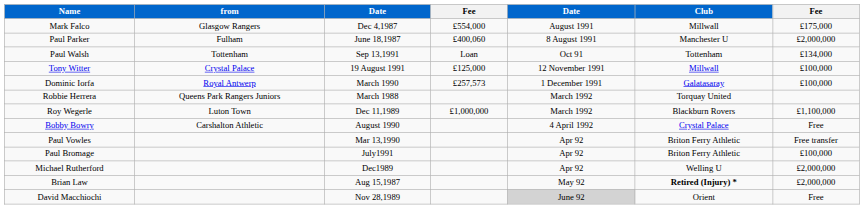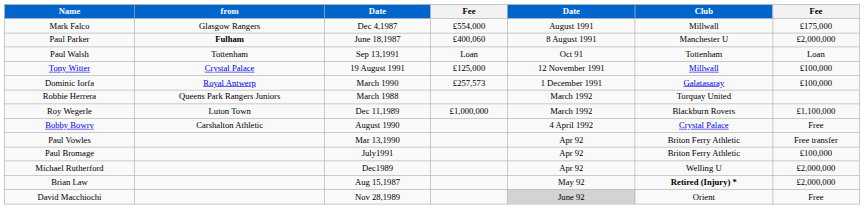(230, 40) normal -> (230, 40) bold
(816, 54) £134,000 -> (816, 54) Loan
